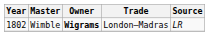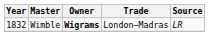(16, 25) 1802 -> (16, 25) 1832
